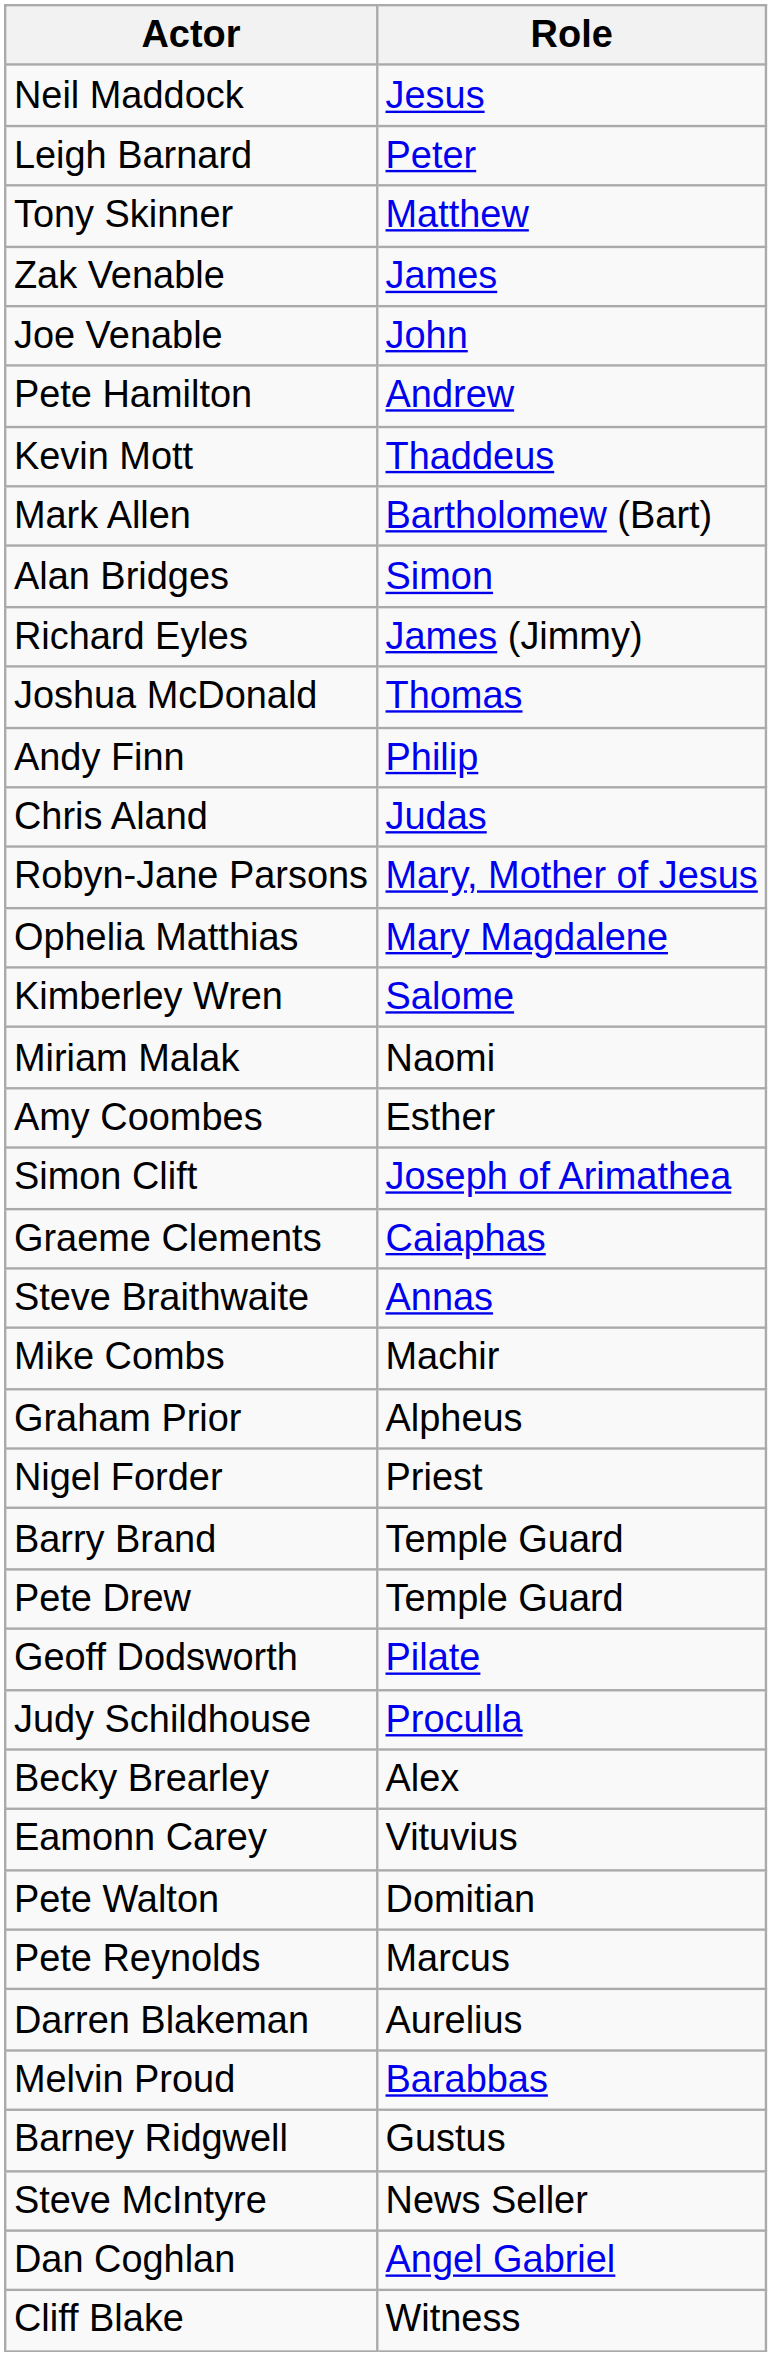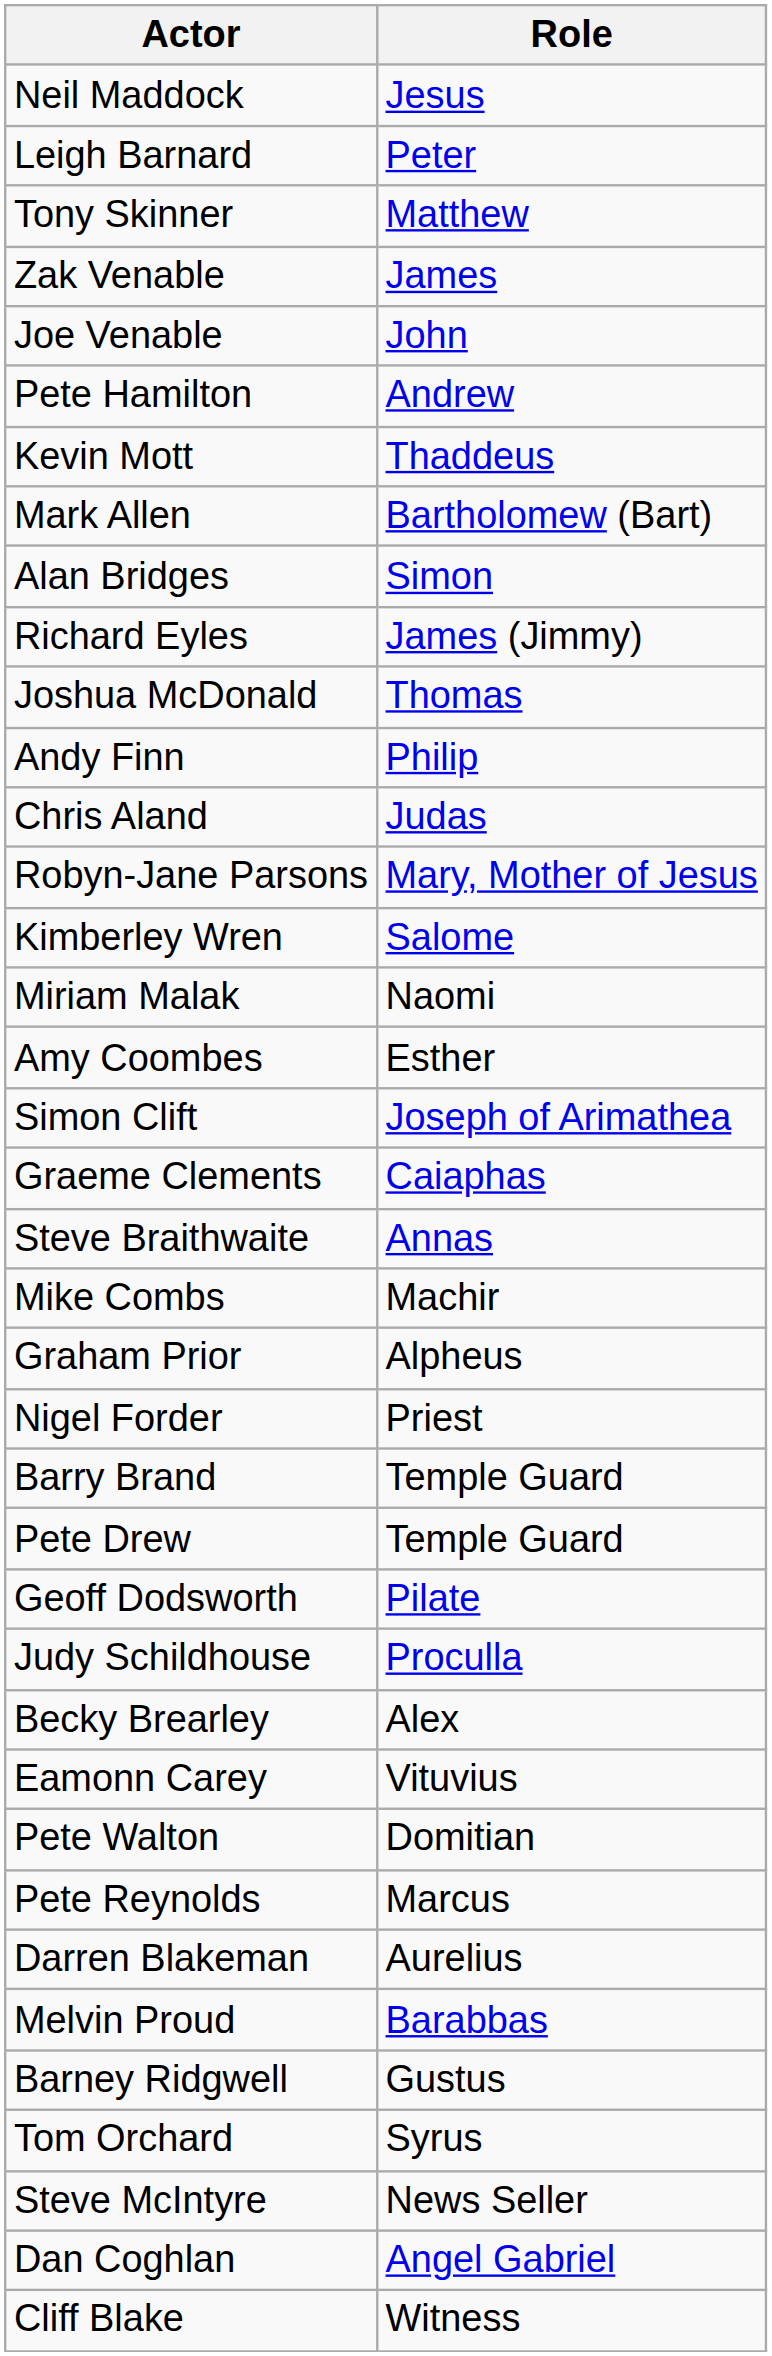- row: (156, 936)
+ row: (123, 2139)
